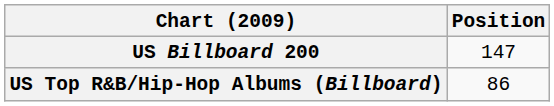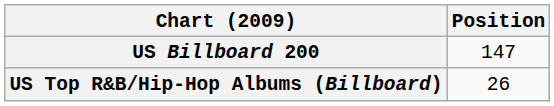(498, 84) 86 -> (498, 84) 26
